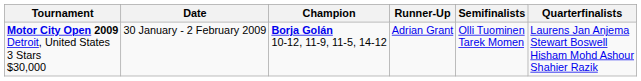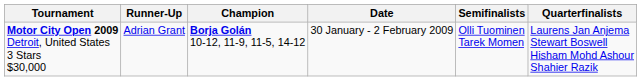columns swapped: (195, 13) <-> (423, 13)
